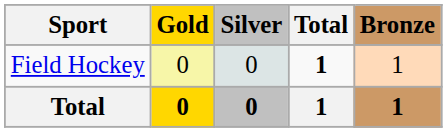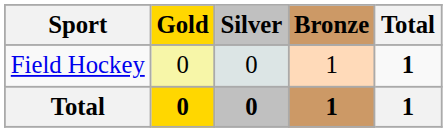columns swapped: (397, 24) <-> (321, 24)
